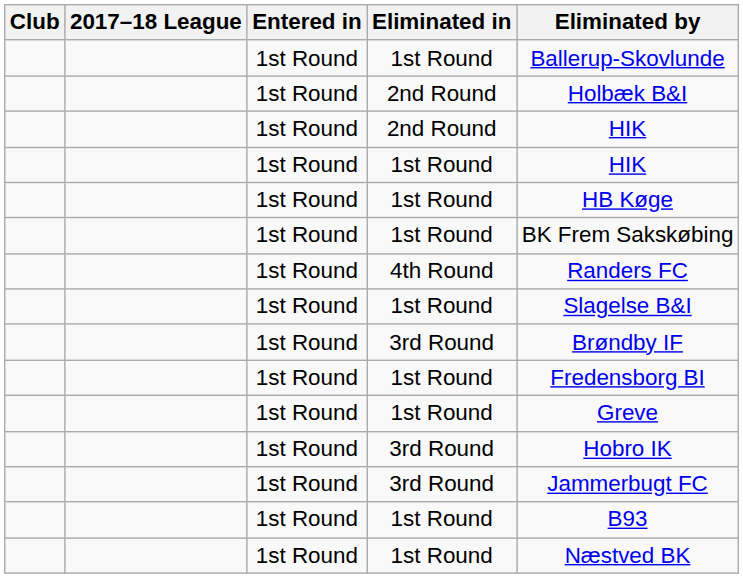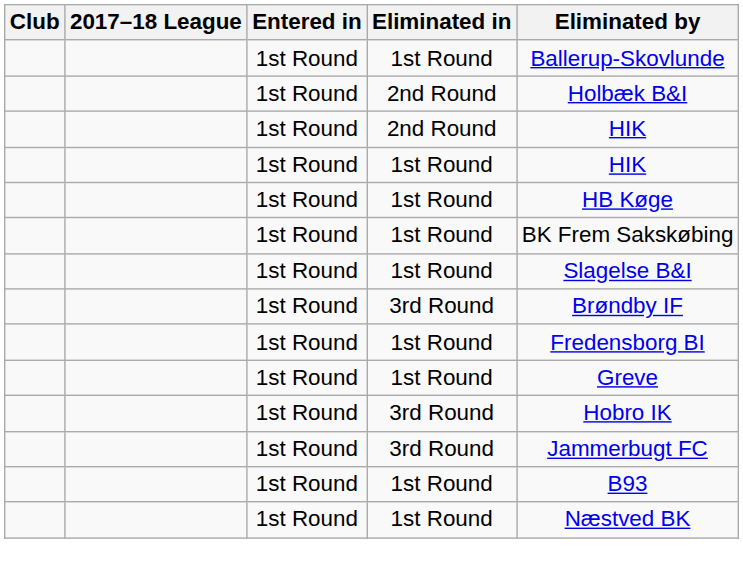- row: (35, 271)
